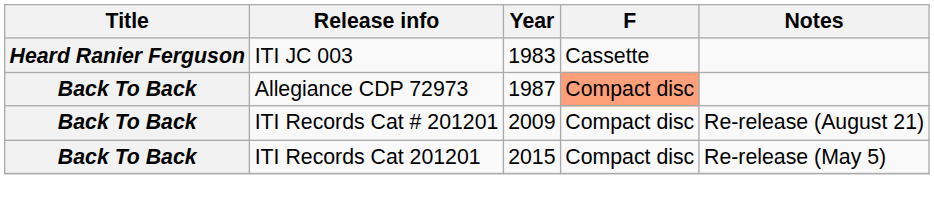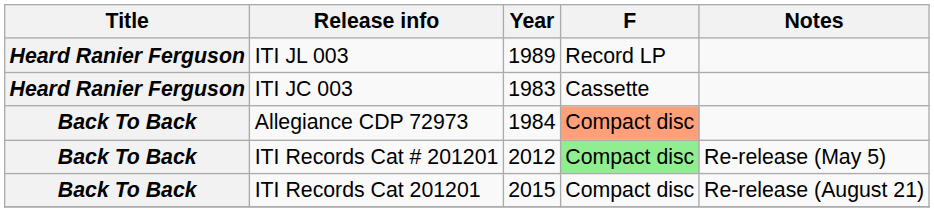+ row: (302, 55)
(532, 88) 1987 -> (532, 122) 1984
(532, 122) 2009 -> (532, 156) 2012
(630, 122) no background -> (630, 156) lightgreen background
(814, 122) Re-release (August 21) -> (795, 156) Re-release (May 5)
(795, 156) Re-release (May 5) -> (814, 190) Re-release (August 21)
